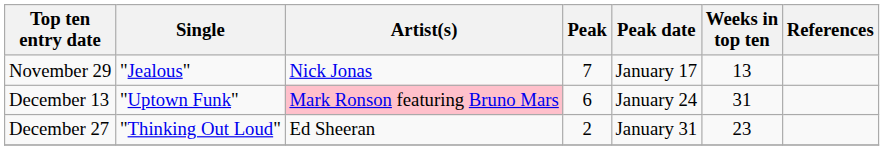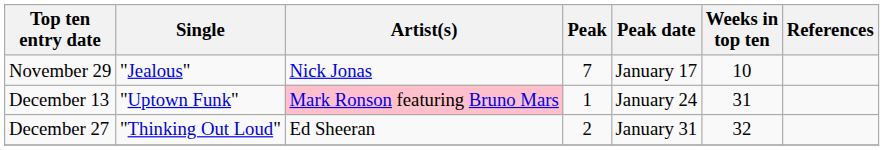(742, 70) 13 -> (742, 70) 10
(587, 99) 6 -> (587, 99) 1
(742, 129) 23 -> (742, 129) 32
